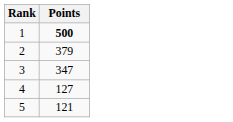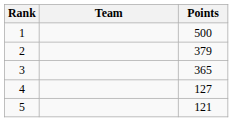+ column: (109, 13)
(64, 32) bold -> (203, 32) normal
(64, 70) 347 -> (203, 70) 365
